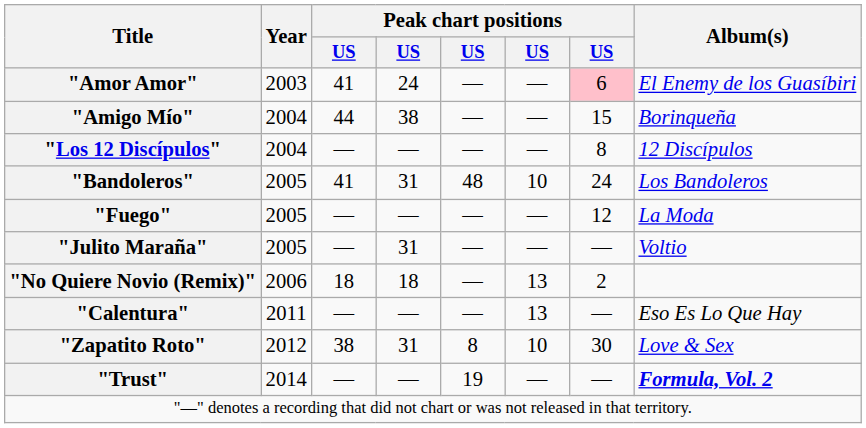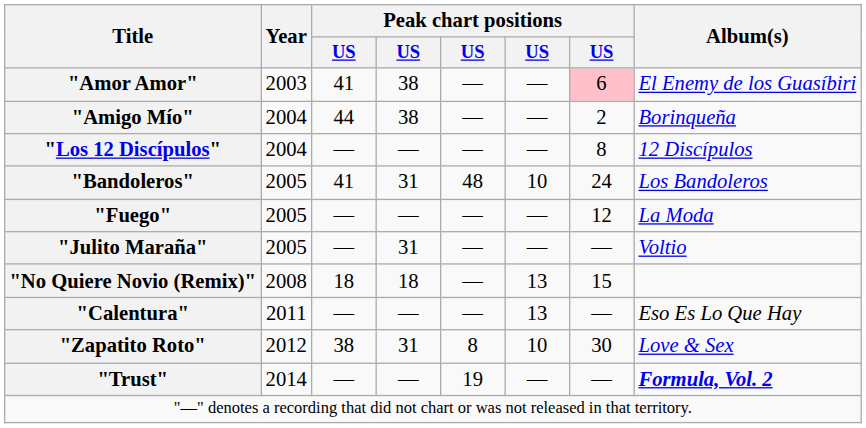(408, 84) 24 -> (408, 84) 38
(602, 116) 15 -> (602, 116) 2
(286, 280) 2006 -> (286, 280) 2008
(602, 280) 2 -> (602, 280) 15
